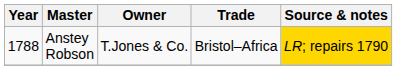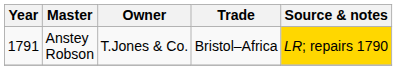(23, 45) 1788 -> (23, 45) 1791
